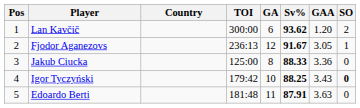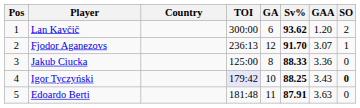(295, 45) 91.67 -> (295, 45) 91.70
(323, 45) 3.05 -> (323, 45) 3.07
(244, 78) no background -> (244, 78) lavender background
